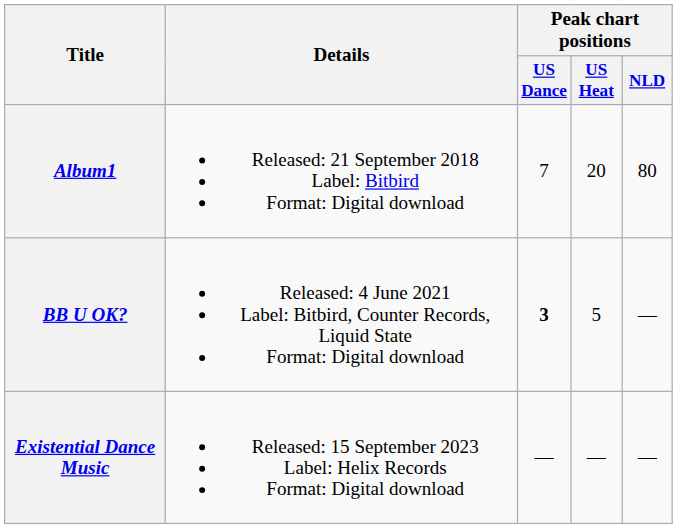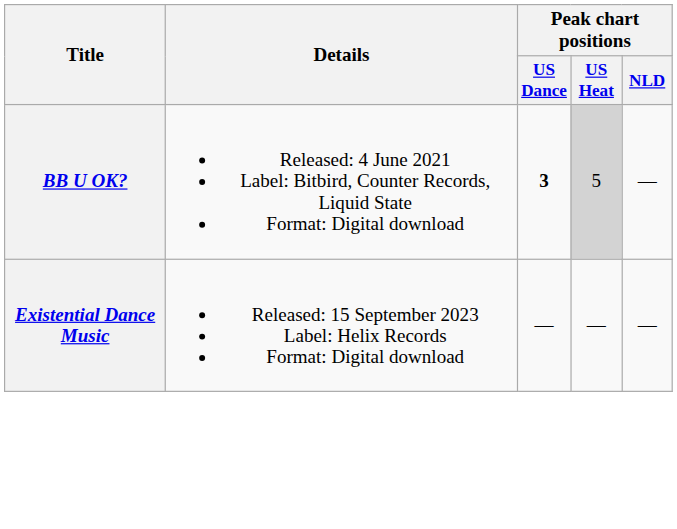- row: (85, 170)
(596, 314) no background -> (596, 181) lightgrey background
